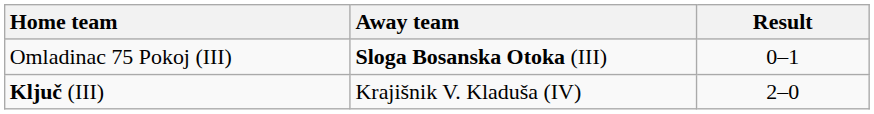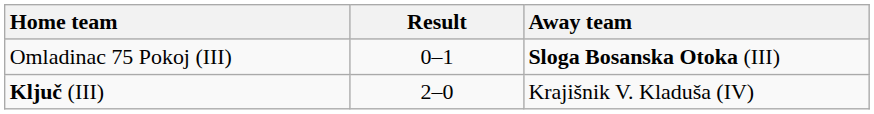columns swapped: (407, 21) <-> (783, 21)
